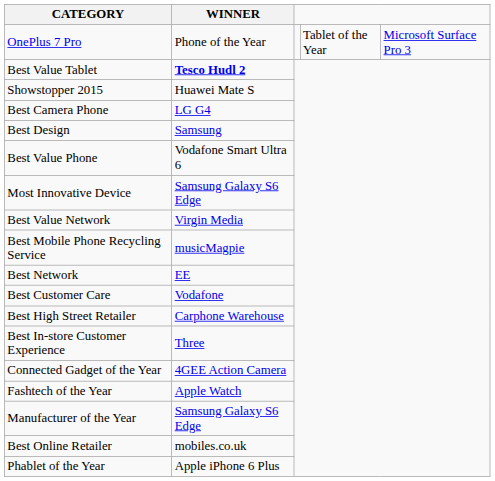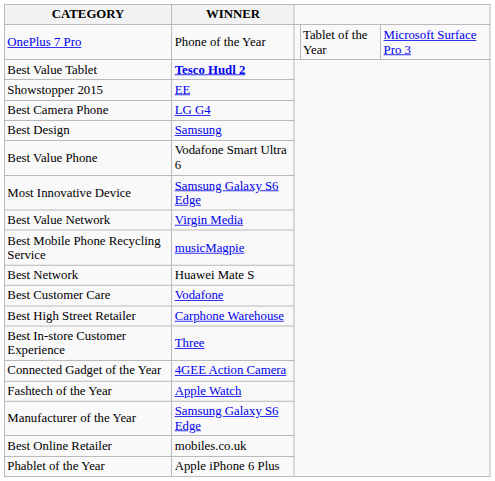(214, 89) Huawei Mate S -> (182, 89) EE
(182, 275) EE -> (214, 275) Huawei Mate S
